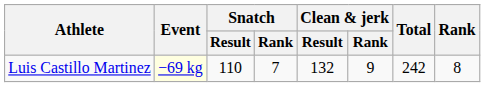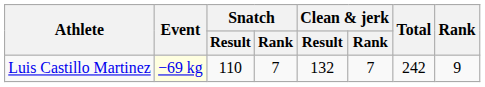(370, 68) 9 -> (370, 68) 7
(457, 68) 8 -> (457, 68) 9
